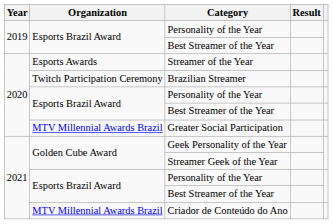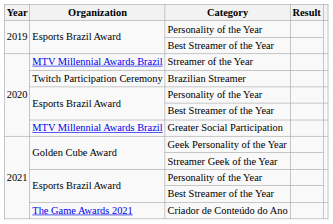(65, 62) Esports Awards -> (97, 62) MTV Millennial Awards Brazil
(97, 210) MTV Millennial Awards Brazil -> (83, 210) The Game Awards 2021
